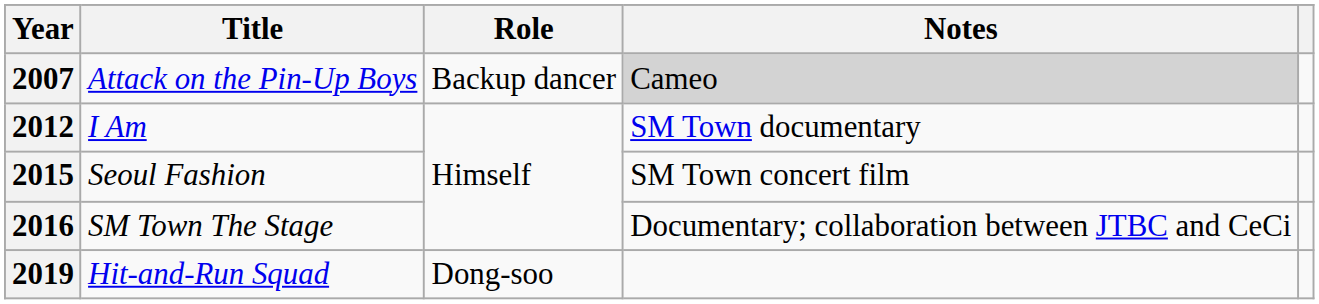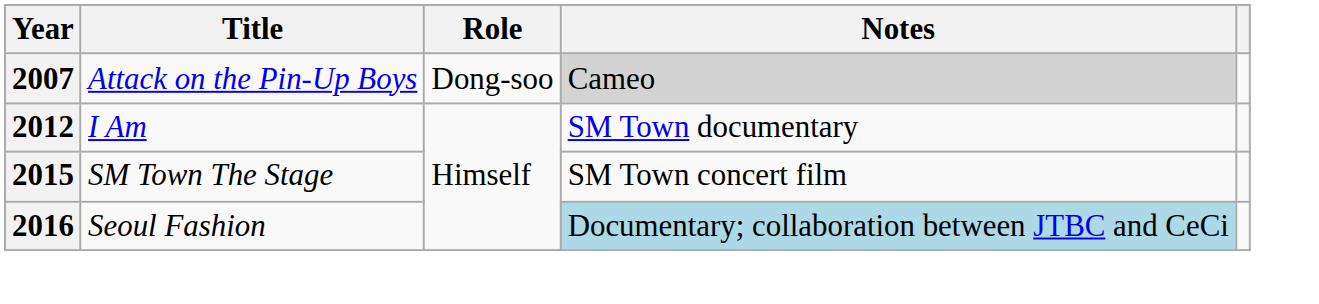(524, 77) Backup dancer -> (493, 77) Dong-soo
(177, 175) Seoul Fashion -> (211, 175) SM Town The Stage
(211, 224) SM Town The Stage -> (177, 224) Seoul Fashion
(961, 224) no background -> (898, 224) lightblue background
- row: (43, 273)
